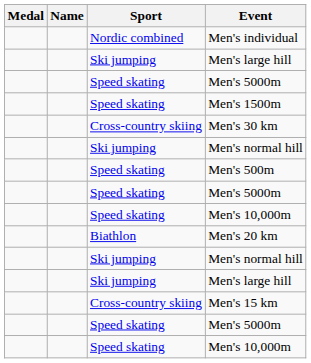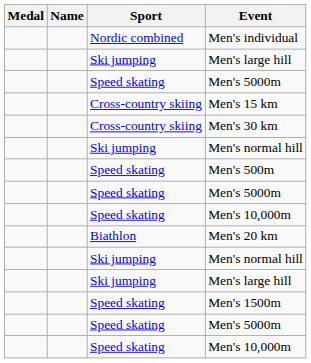rows swapped: (146, 303) <-> (127, 104)
